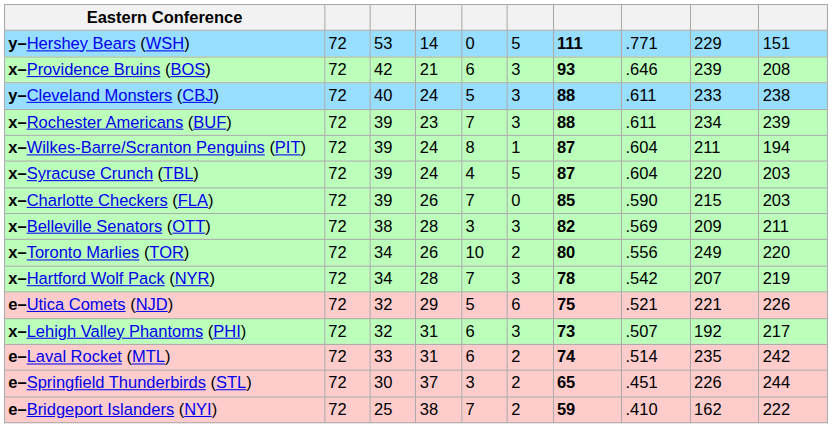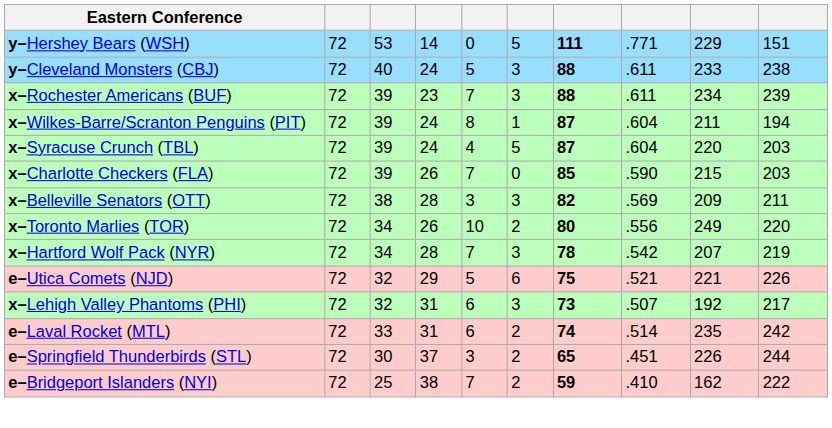- row: (110, 69)
